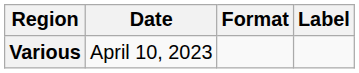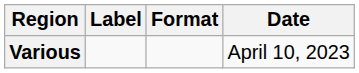columns swapped: (151, 20) <-> (324, 20)
